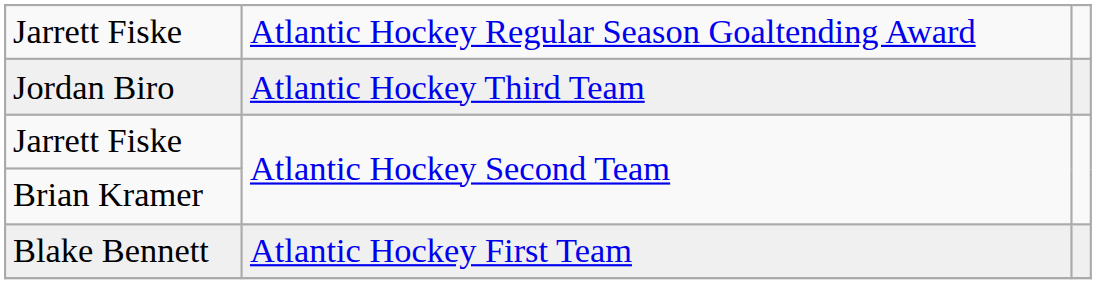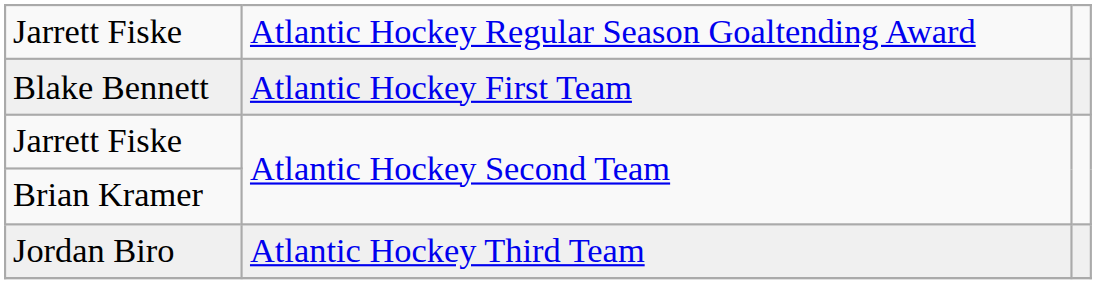rows swapped: (111, 250) <-> (94, 86)
